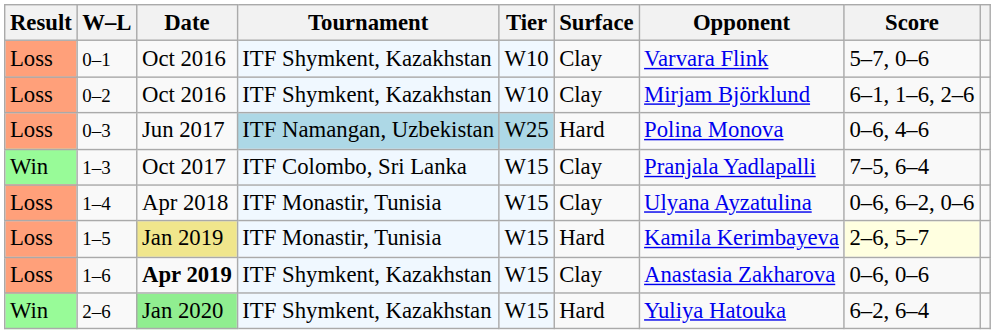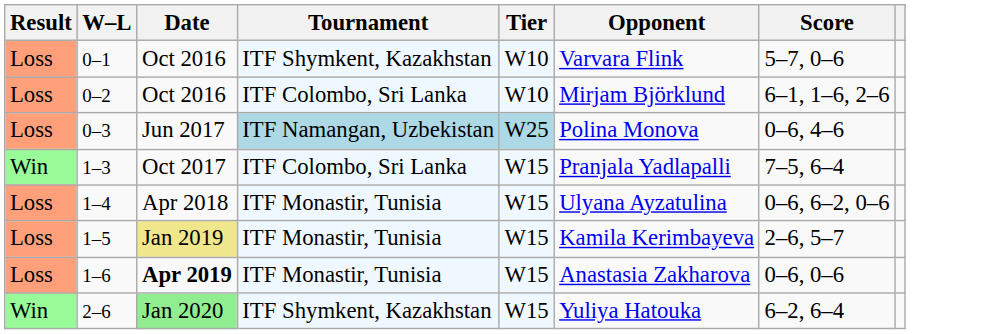- column: (596, 22)
(367, 94) ITF Shymkent, Kazakhstan -> (355, 94) ITF Colombo, Sri Lanka
(889, 238) lightyellow background -> (804, 238) no background
(367, 274) ITF Shymkent, Kazakhstan -> (342, 274) ITF Monastir, Tunisia
